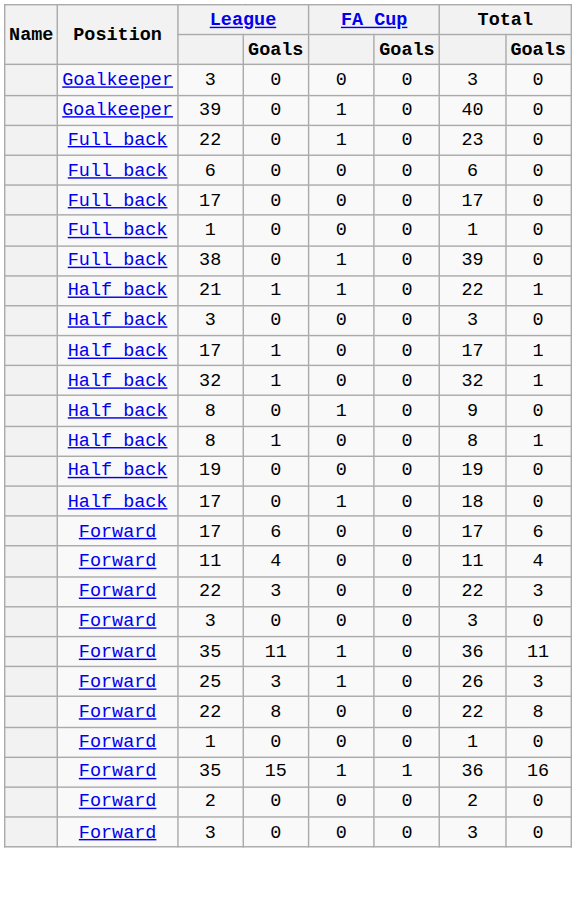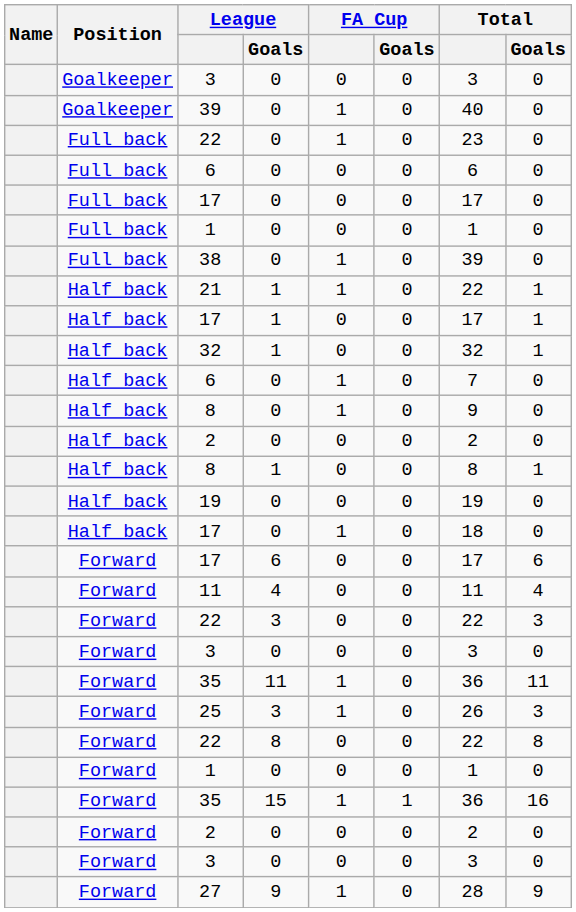- row: (118, 321)
+ row: (118, 381)
+ row: (118, 441)
+ row: (118, 892)
